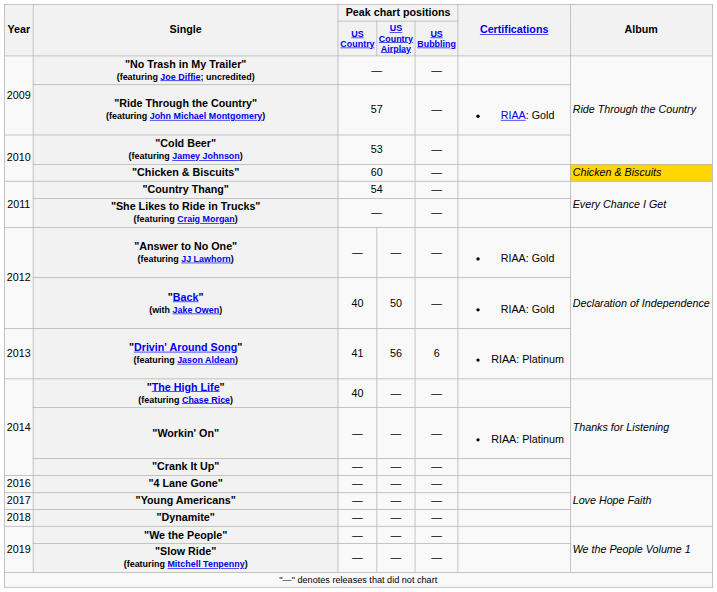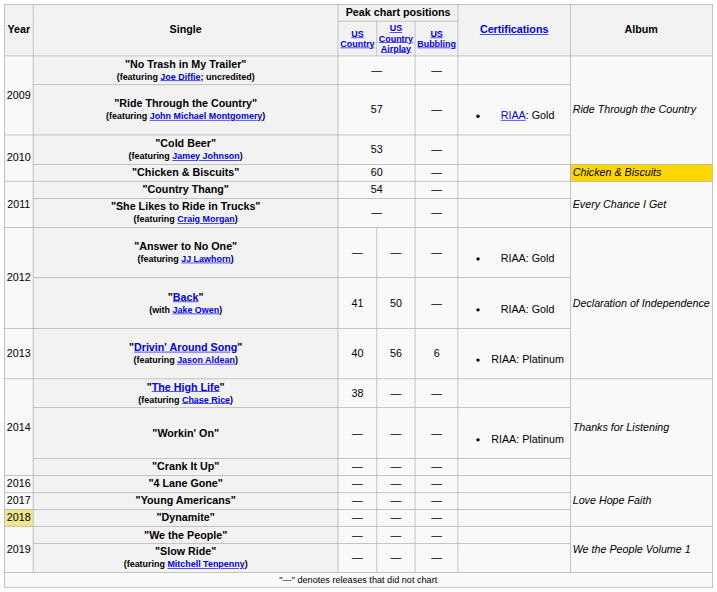(357, 303) 40 -> (357, 303) 41
(357, 353) 41 -> (357, 353) 40
(357, 393) 40 -> (357, 393) 38
(19, 518) no background -> (19, 518) khaki background
